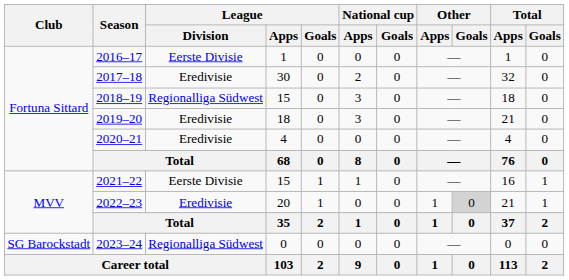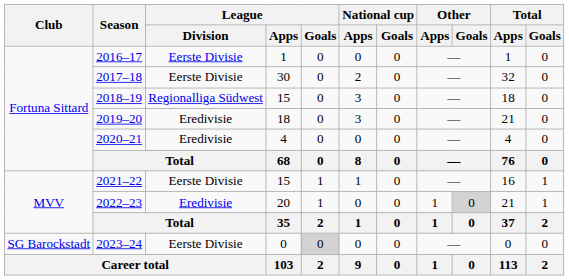(206, 77) Eredivisie -> (206, 77) Eerste Divisie
(206, 243) Regionalliga Südwest -> (206, 243) Eerste Divisie
(320, 243) no background -> (320, 243) lightgrey background
